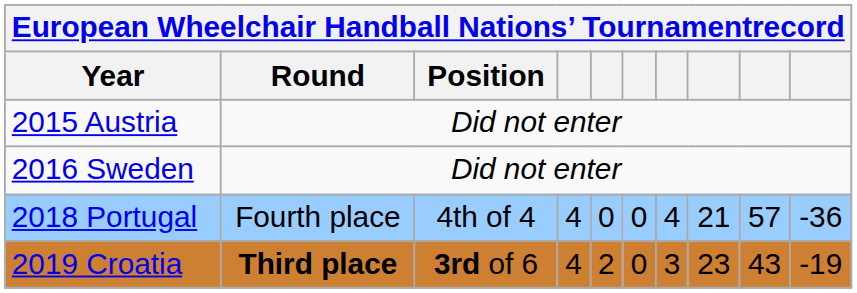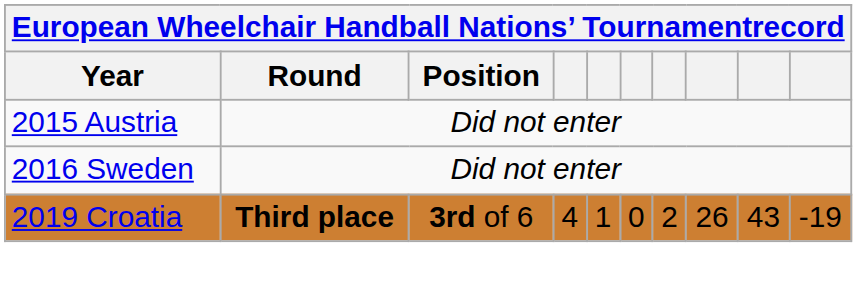- row: (104, 216)
(606, 264) 2 -> (603, 216) 1
(672, 264) 3 -> (670, 216) 2
(714, 264) 23 -> (712, 216) 26
